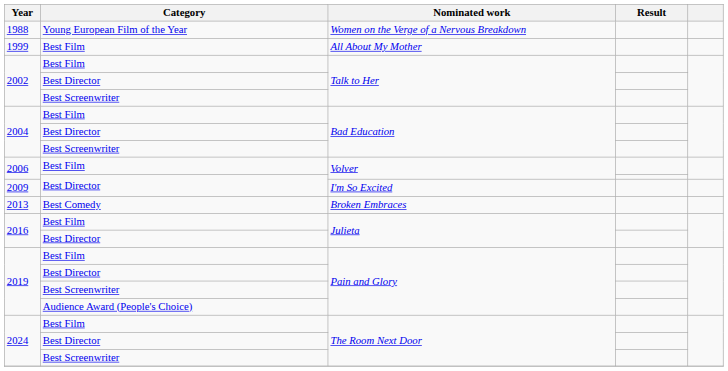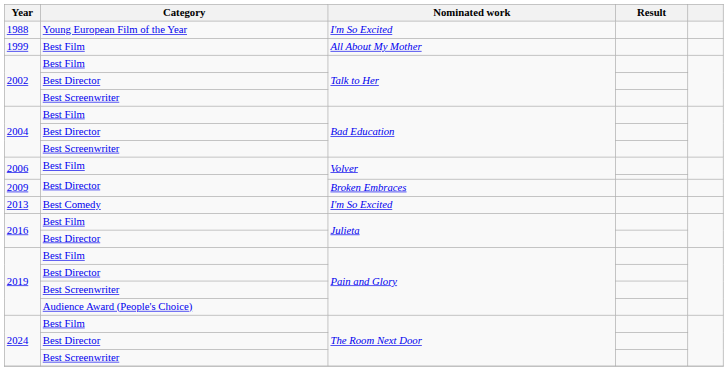(428, 30) Women on the Verge of a Nervous Breakdown -> (361, 30) I'm So Excited
(361, 187) I'm So Excited -> (368, 187) Broken Embraces
(368, 204) Broken Embraces -> (361, 204) I'm So Excited
